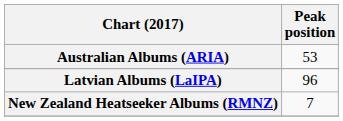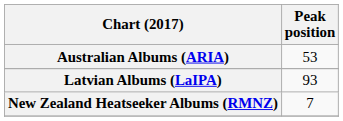(310, 80) 96 -> (310, 80) 93
